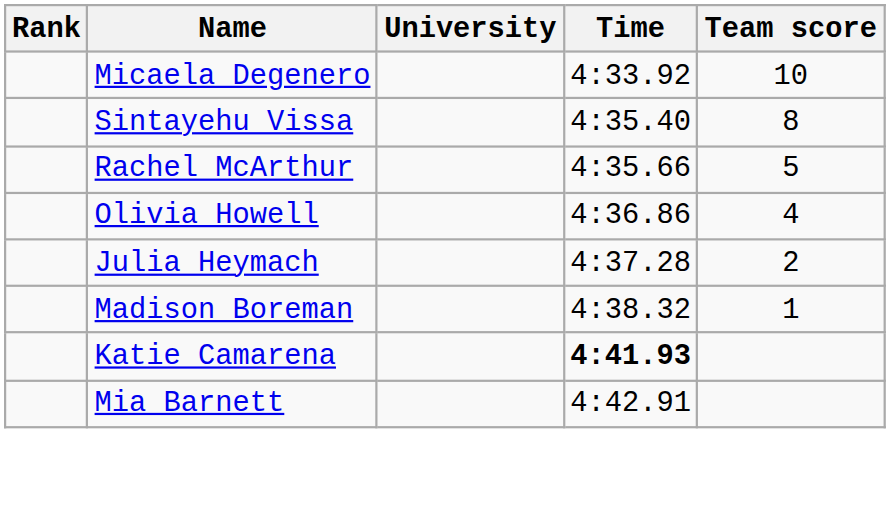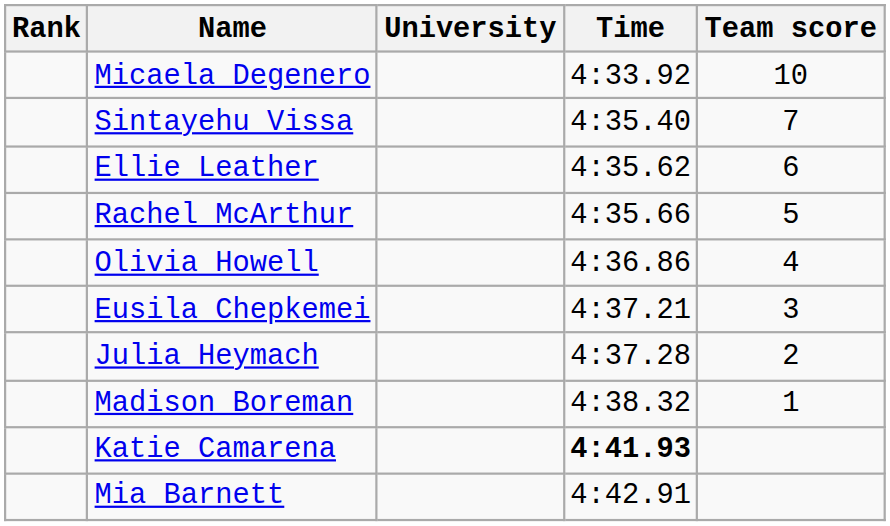(791, 122) 8 -> (791, 122) 7
+ row: (207, 169)
+ row: (233, 309)
